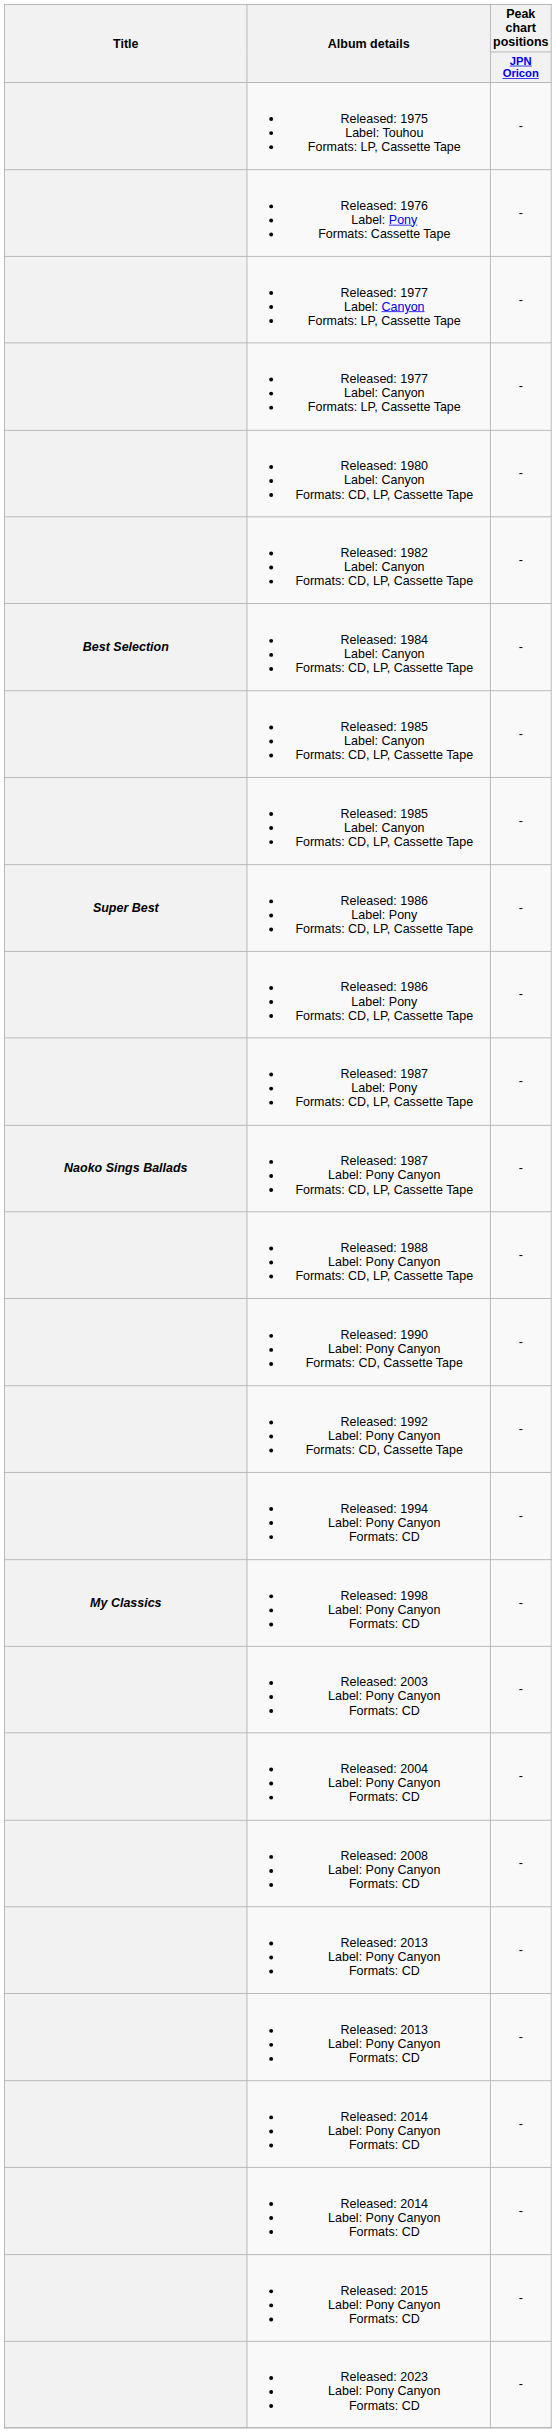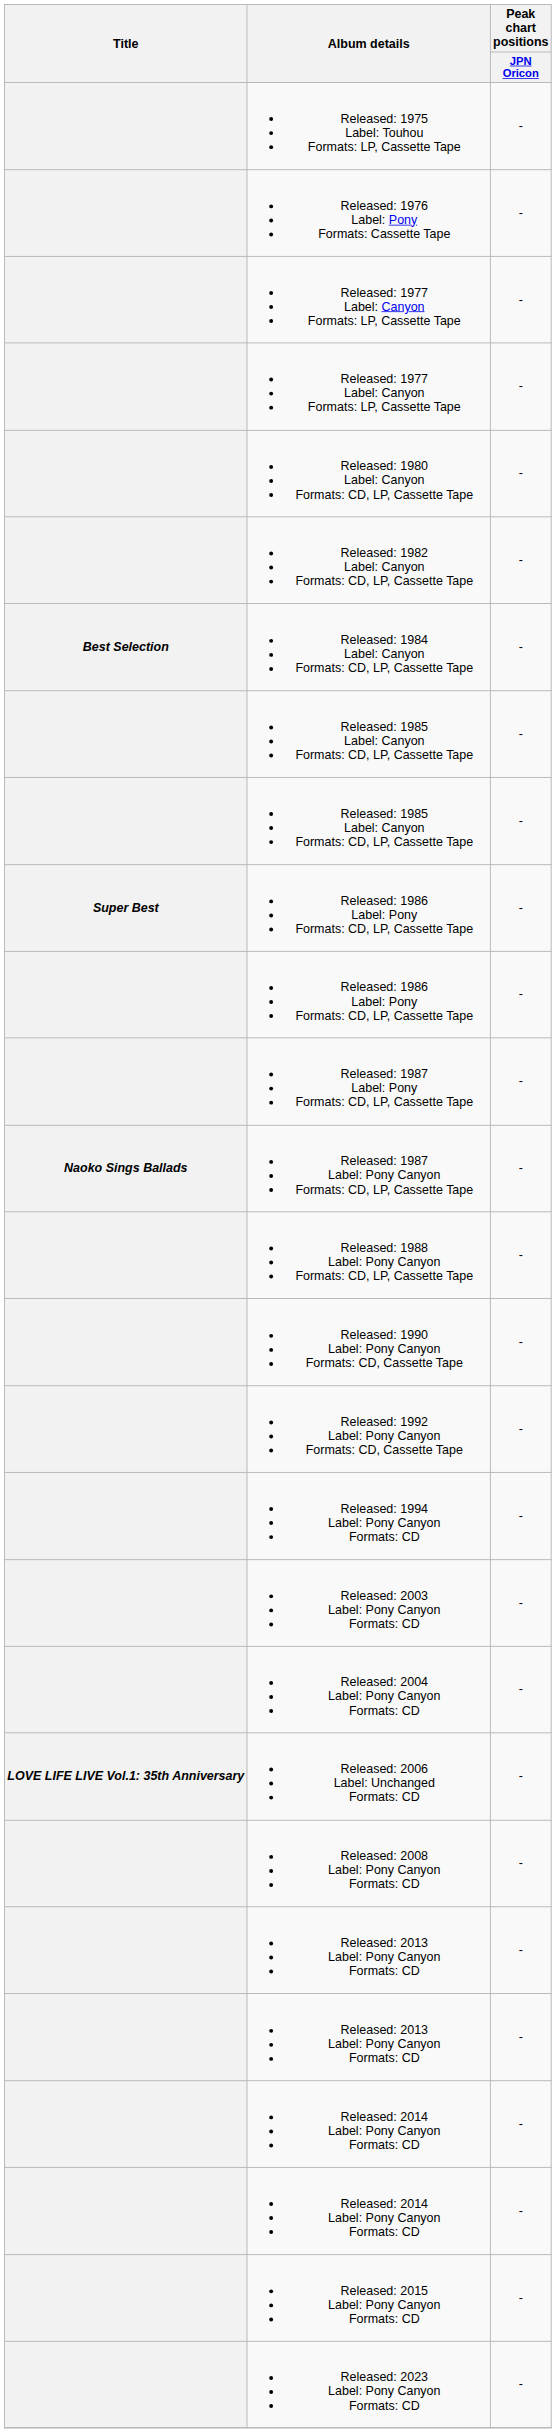- row: (126, 1602)
+ row: (126, 1776)
